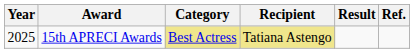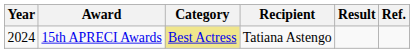(21, 37) 2025 -> (21, 37) 2024
(287, 37) khaki background -> (287, 37) no background
